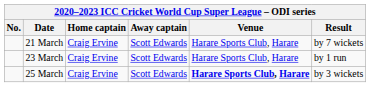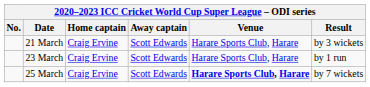(339, 43) by 7 wickets -> (339, 43) by 3 wickets
(339, 74) by 3 wickets -> (339, 74) by 7 wickets
